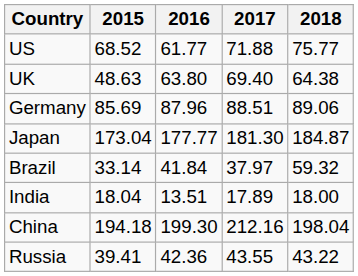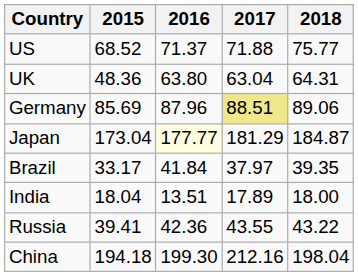(184, 49) 61.77 -> (184, 49) 71.37
(118, 78) 48.63 -> (118, 78) 48.36
(250, 78) 69.40 -> (250, 78) 63.04
(316, 78) 64.38 -> (316, 78) 64.31
(250, 108) no background -> (250, 108) khaki background
(189, 138) no background -> (189, 138) lightyellow background
(255, 138) 181.30 -> (255, 138) 181.29
(118, 167) 33.14 -> (118, 167) 33.17
(316, 167) 59.32 -> (316, 167) 39.35
rows swapped: (33, 227) <-> (38, 256)
